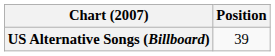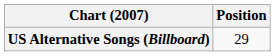(241, 39) 39 -> (241, 39) 29
